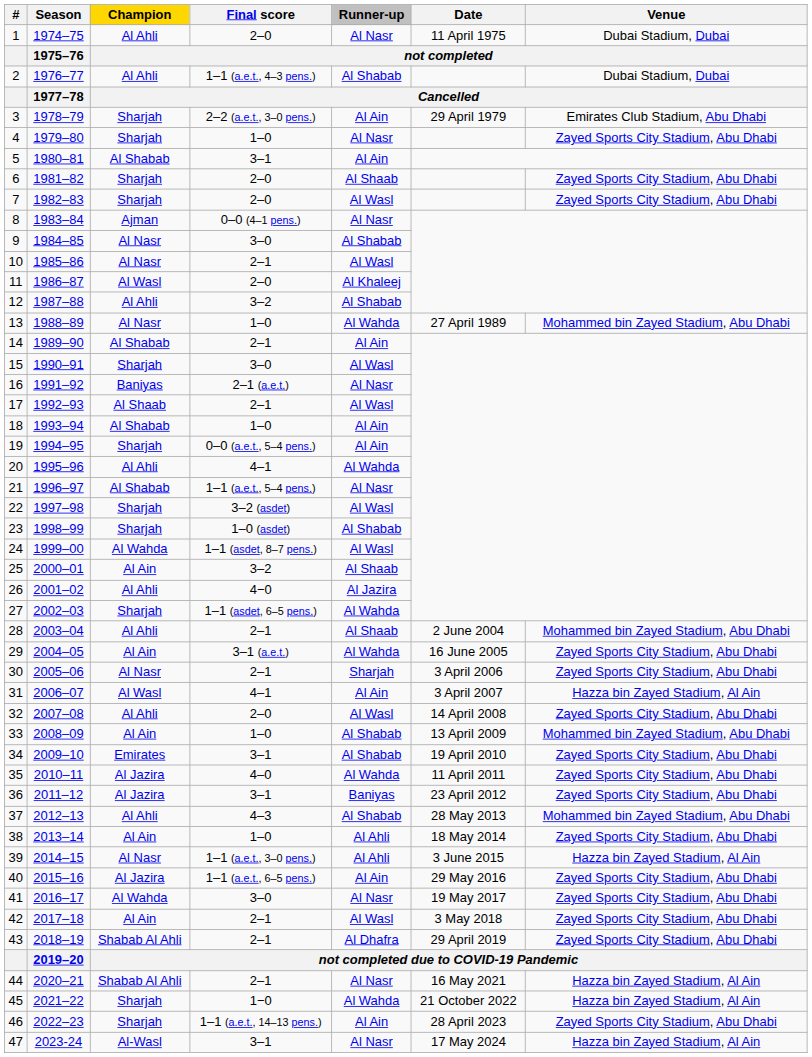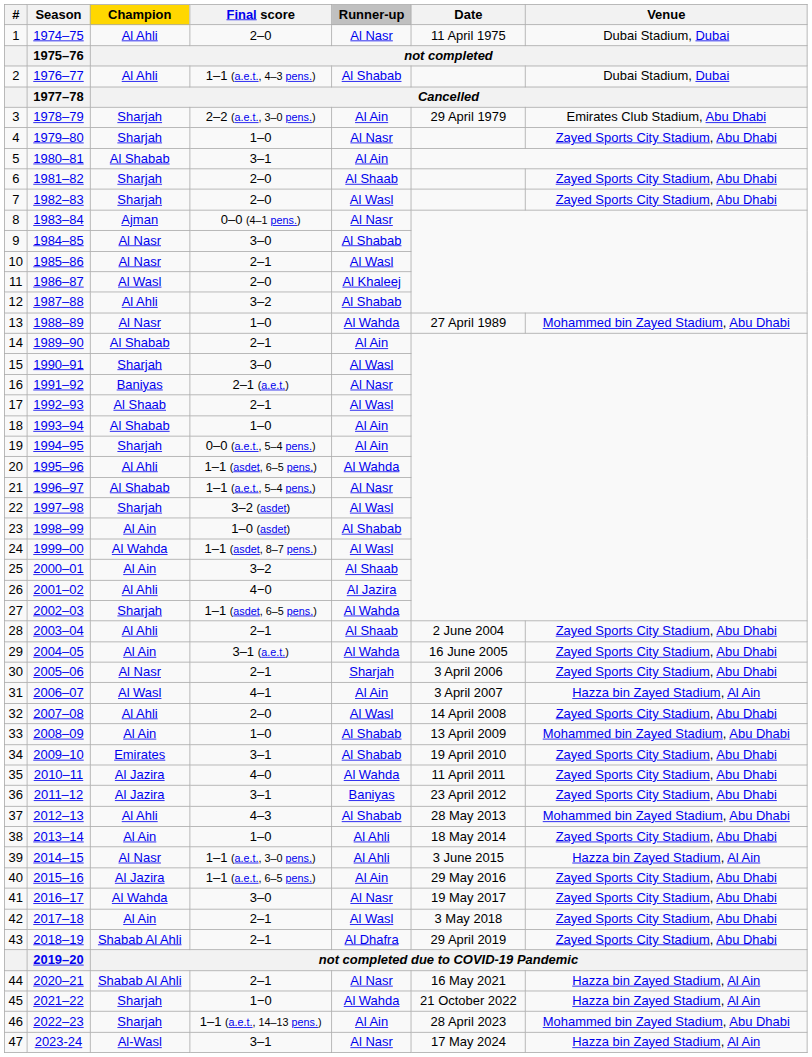(261, 466) 4–1 -> (261, 466) 1–1 (asdet, 6–5 pens.)
(140, 528) Sharjah -> (140, 528) Al Ain
(666, 631) Mohammed bin Zayed Stadium, Abu Dhabi -> (666, 631) Zayed Sports City Stadium, Abu Dhabi
(666, 1021) Zayed Sports City Stadium, Abu Dhabi -> (666, 1021) Mohammed bin Zayed Stadium, Abu Dhabi
